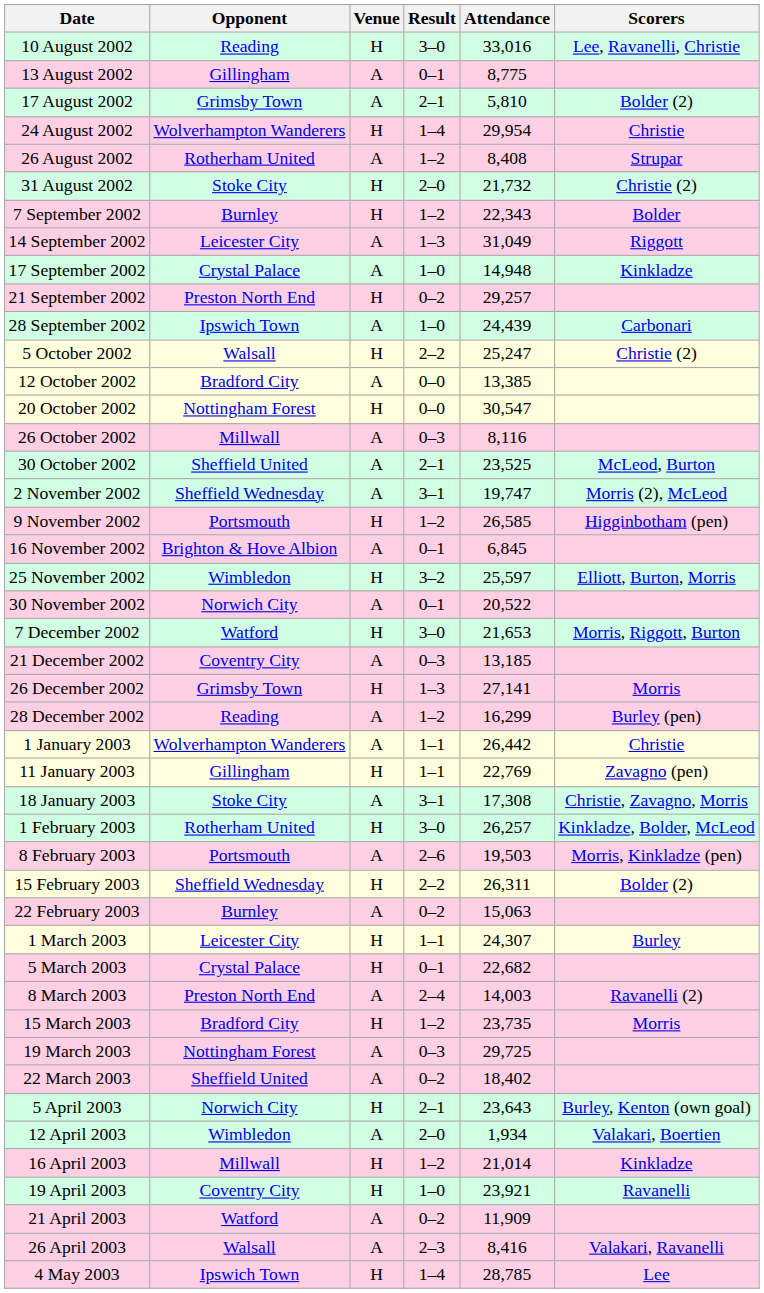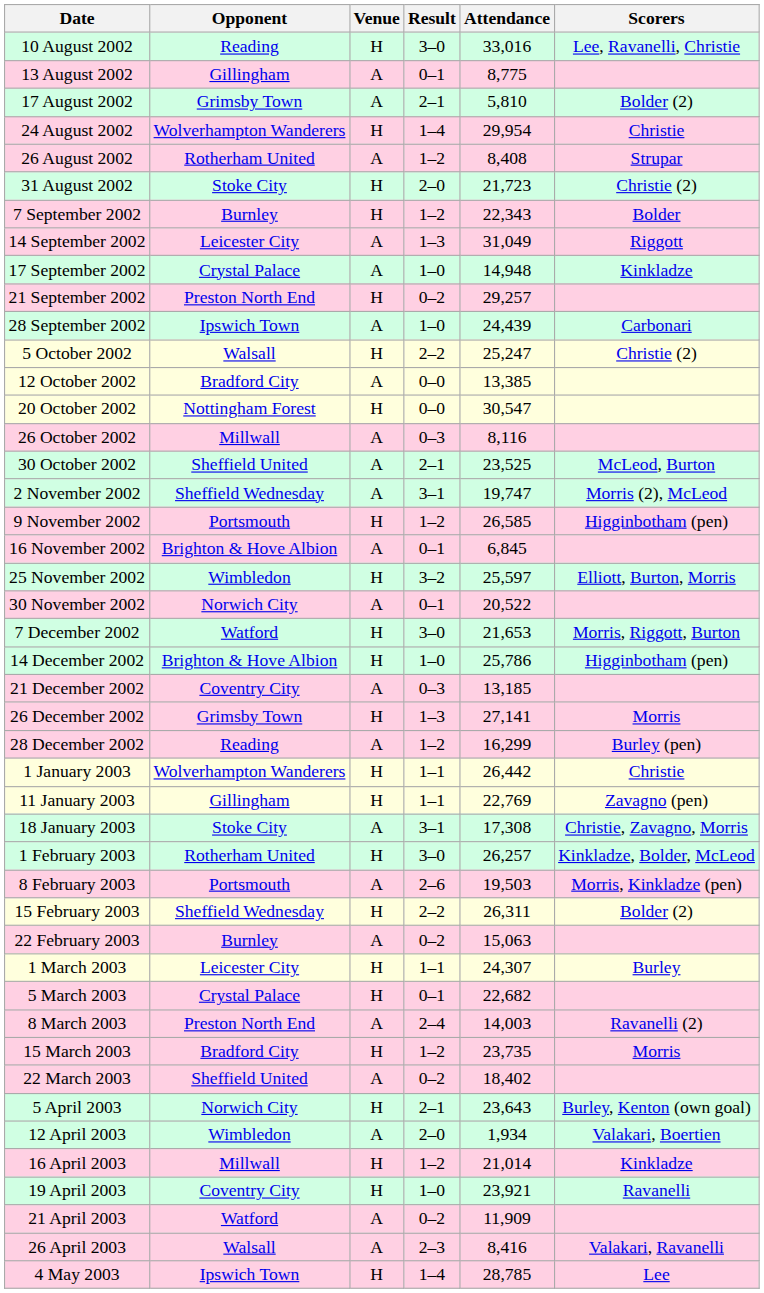(507, 185) 21,732 -> (507, 185) 21,723
+ row: (77, 660)
(377, 744) A -> (377, 772) H
- row: (77, 1051)
